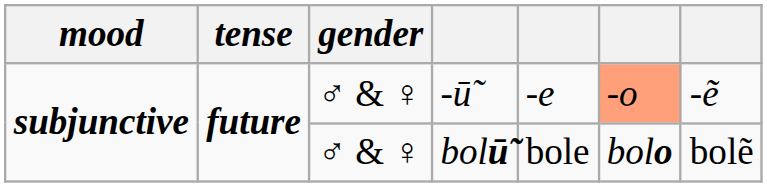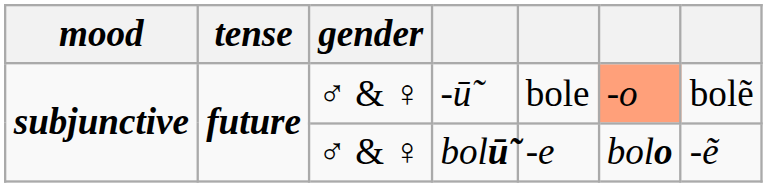(540, 92) -e -> (558, 92) bole
(704, 92) -ẽ -> (722, 92) bolẽ
(558, 151) bole -> (540, 151) -e
(722, 151) bolẽ -> (704, 151) -ẽ
